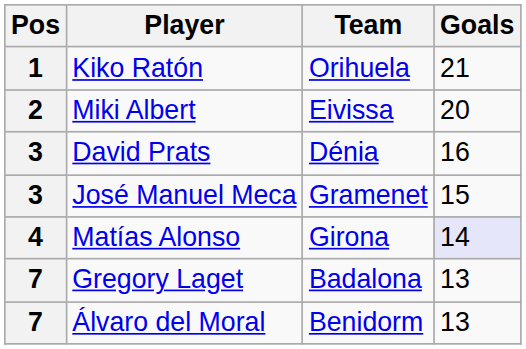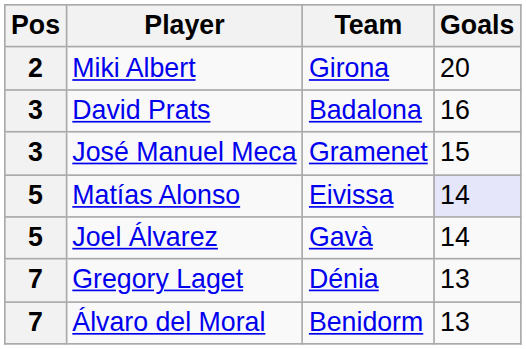- row: (138, 68)
(351, 110) Eivissa -> (349, 68) Girona
(344, 152) Dénia -> (365, 110) Badalona
(35, 237) 4 -> (35, 195) 5
(349, 237) Girona -> (351, 195) Eivissa
+ row: (145, 237)
(365, 279) Badalona -> (344, 279) Dénia
